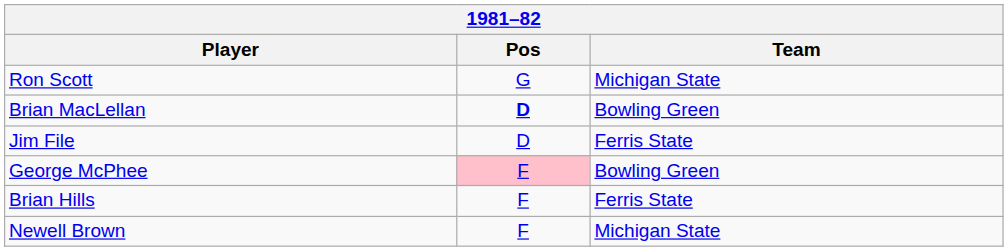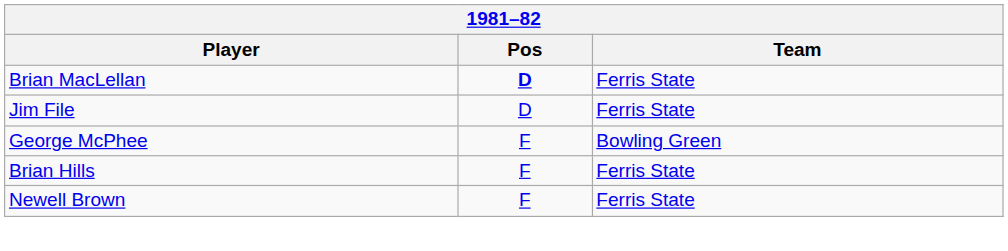- row: (51, 79)
(657, 110) Bowling Green -> (646, 79) Ferris State
(523, 170) pink background -> (525, 140) no background
(657, 230) Michigan State -> (646, 200) Ferris State
